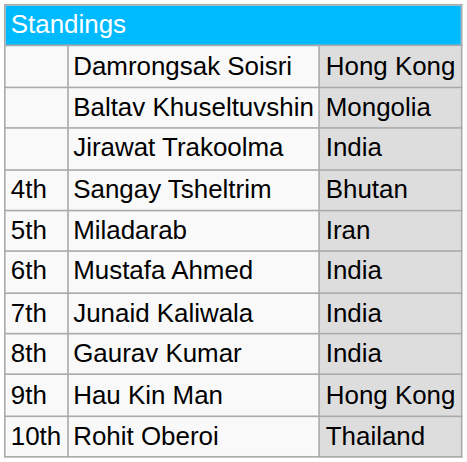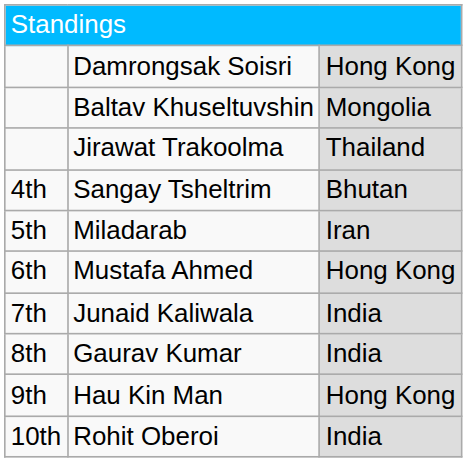(354, 148) India -> (375, 148) Thailand
(354, 271) India -> (391, 271) Hong Kong
(375, 436) Thailand -> (354, 436) India
